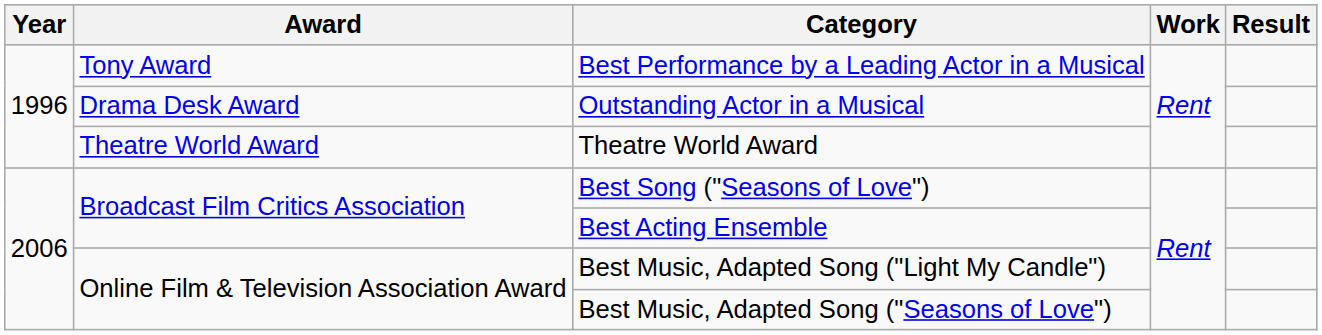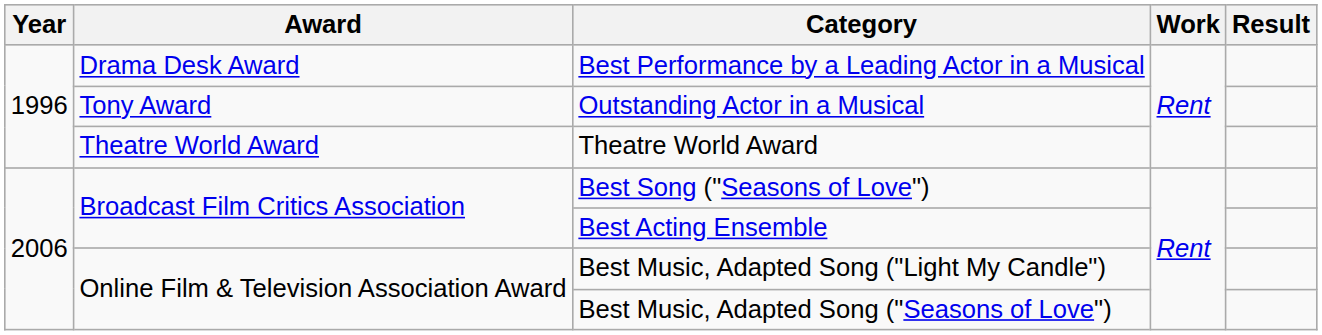(145, 65) Tony Award -> (189, 65) Drama Desk Award
(189, 106) Drama Desk Award -> (145, 106) Tony Award
